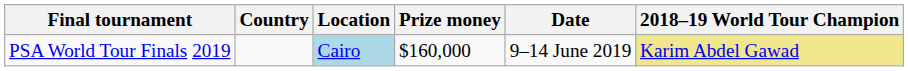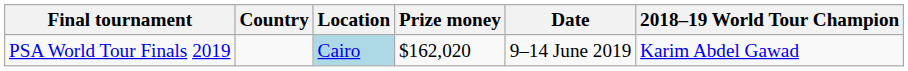(435, 50) $160,000 -> (435, 50) $162,020
(720, 50) khaki background -> (720, 50) no background
